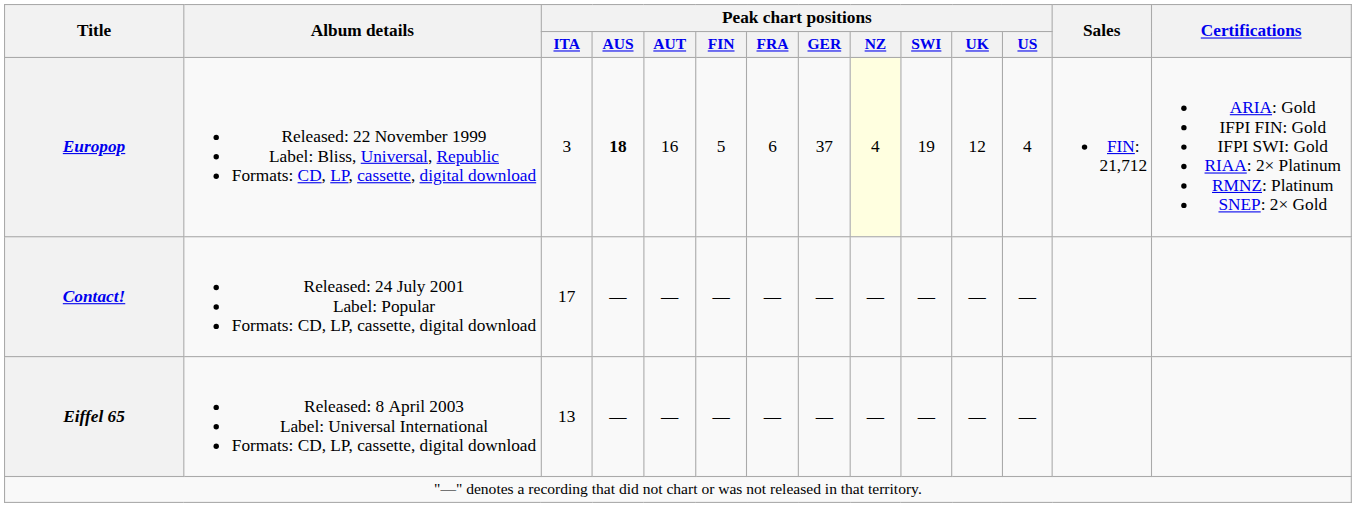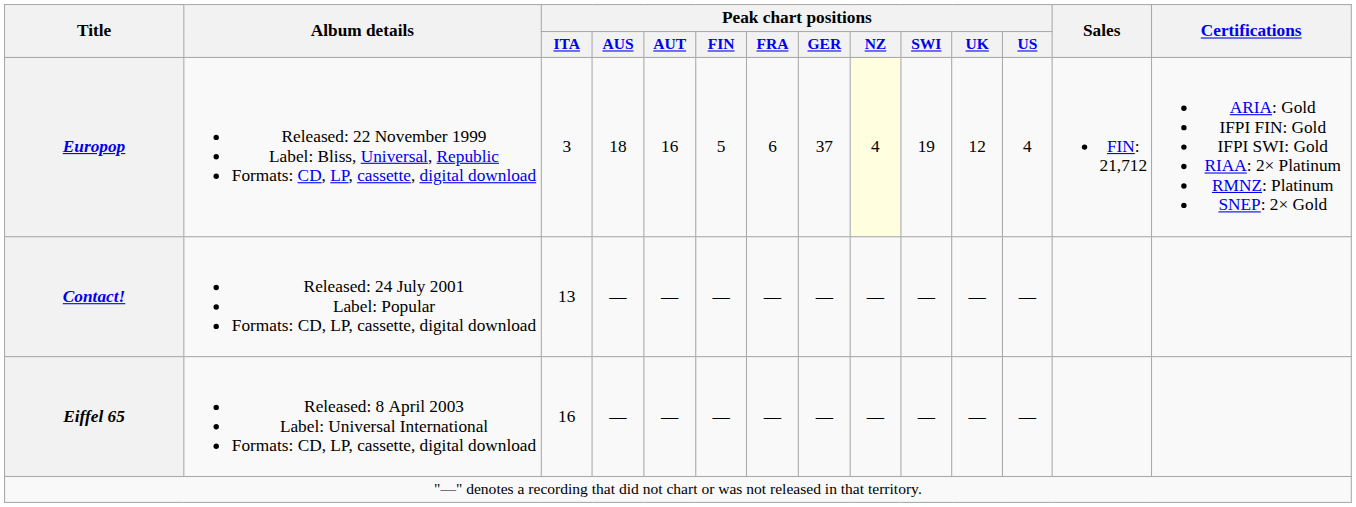(618, 146) bold -> (618, 146) normal
(567, 296) 17 -> (567, 296) 13
(567, 416) 13 -> (567, 416) 16
